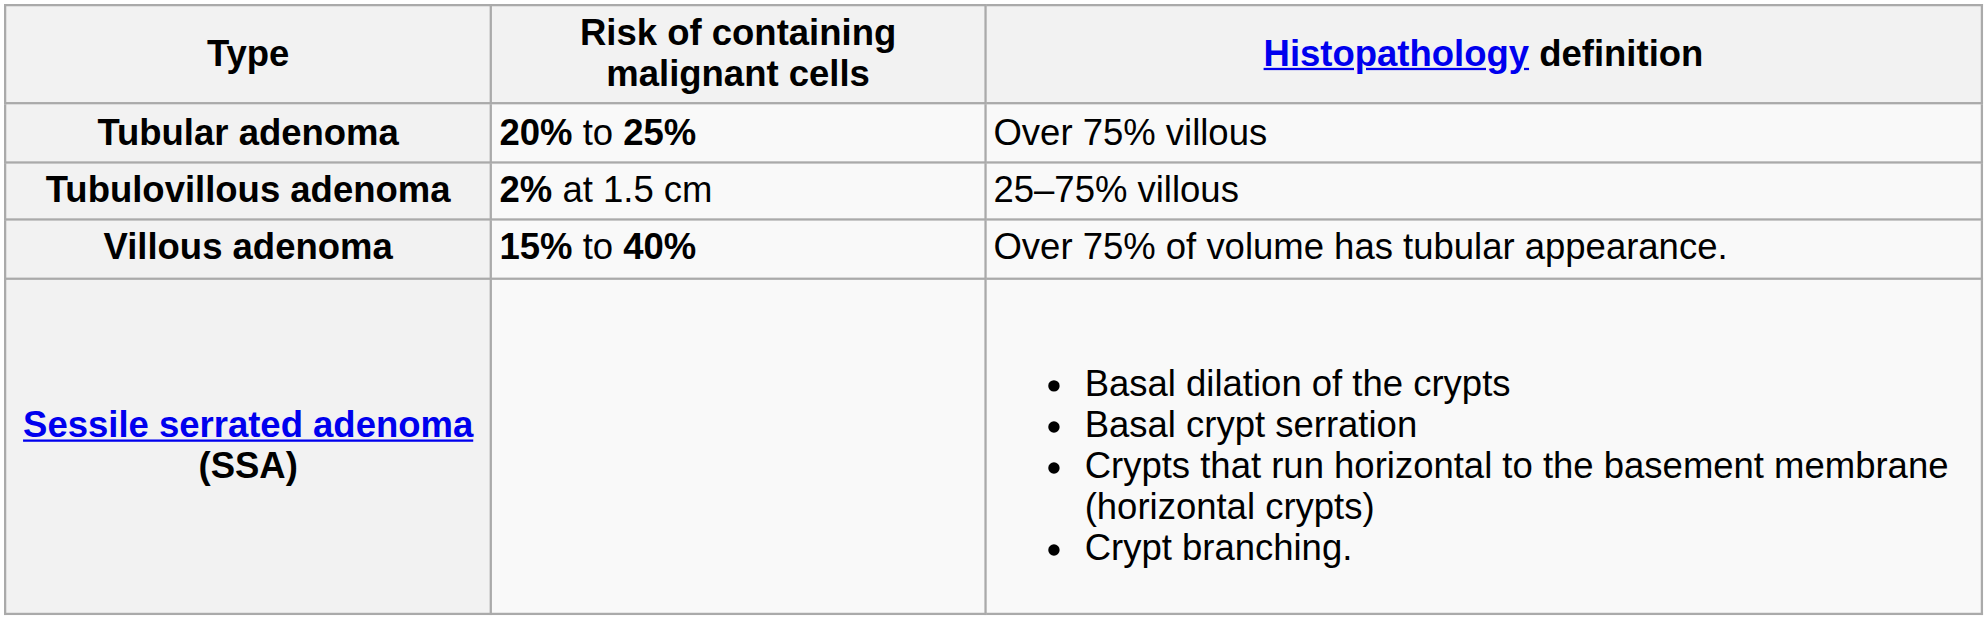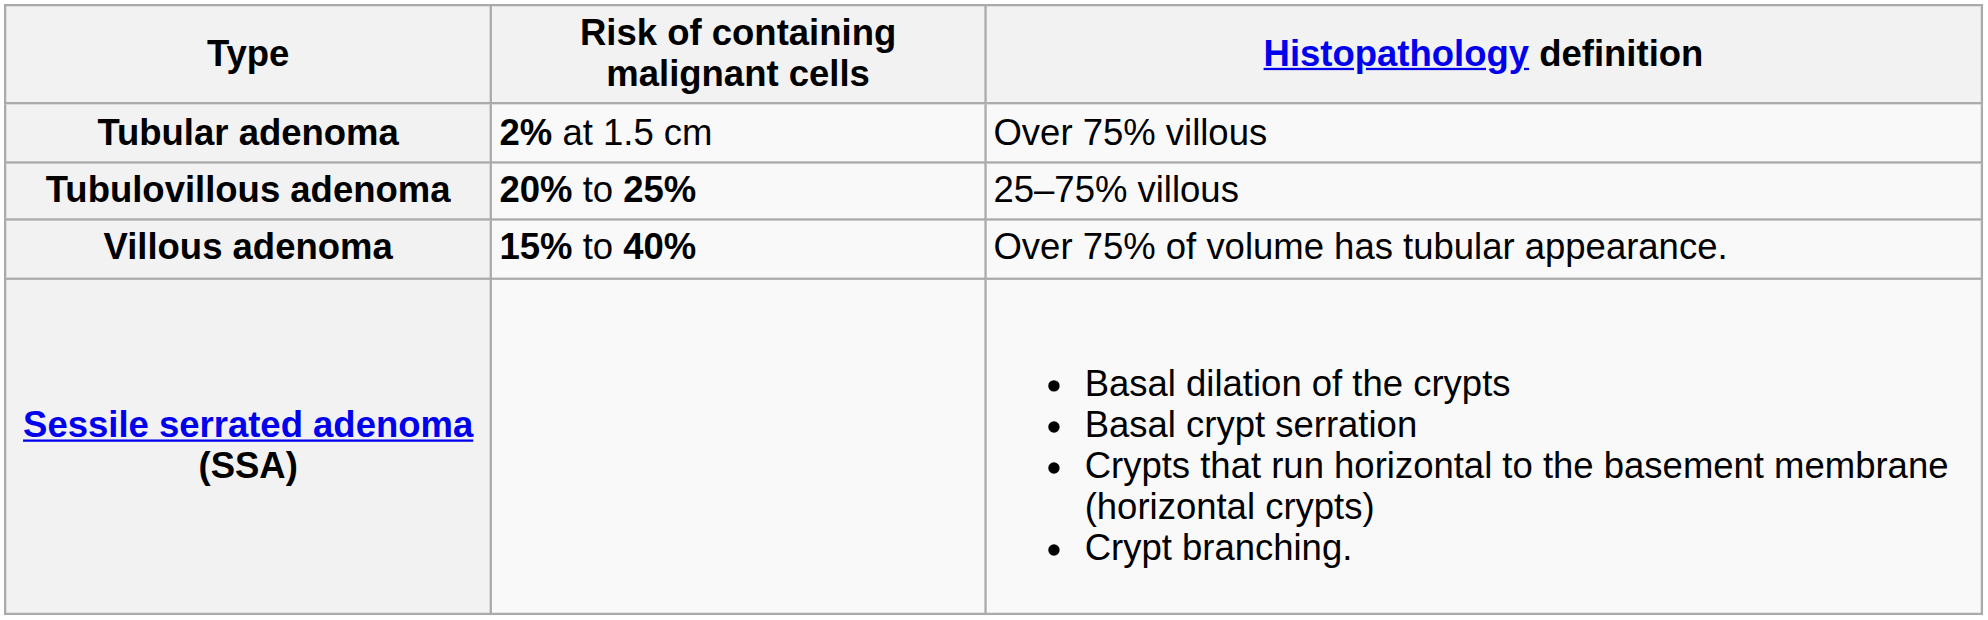(598, 132) 20% to 25% -> (606, 132) 2% at 1.5 cm
(606, 190) 2% at 1.5 cm -> (598, 190) 20% to 25%
